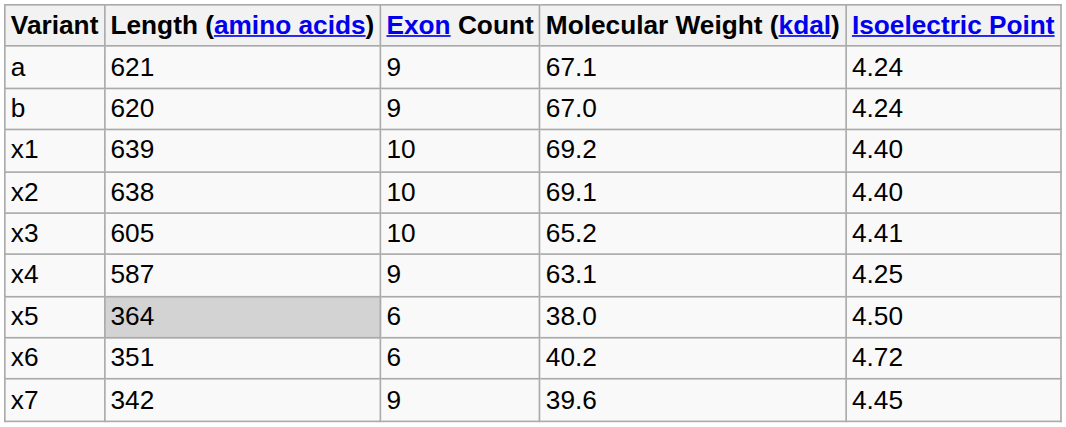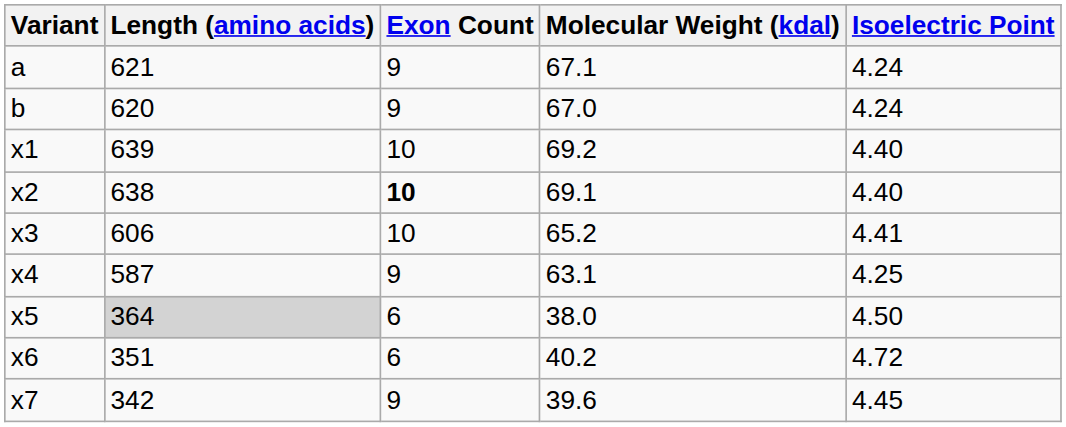(401, 191) normal -> (401, 191) bold
(132, 233) 605 -> (132, 233) 606
